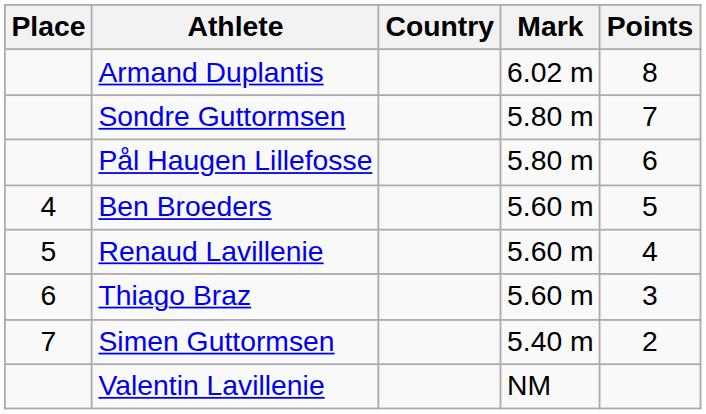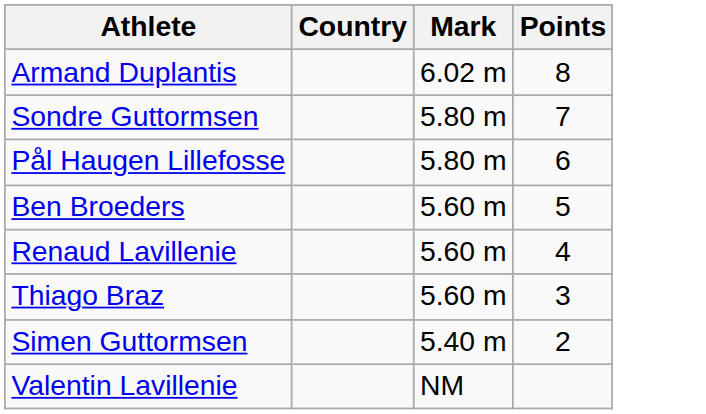- column: (48, 26)
